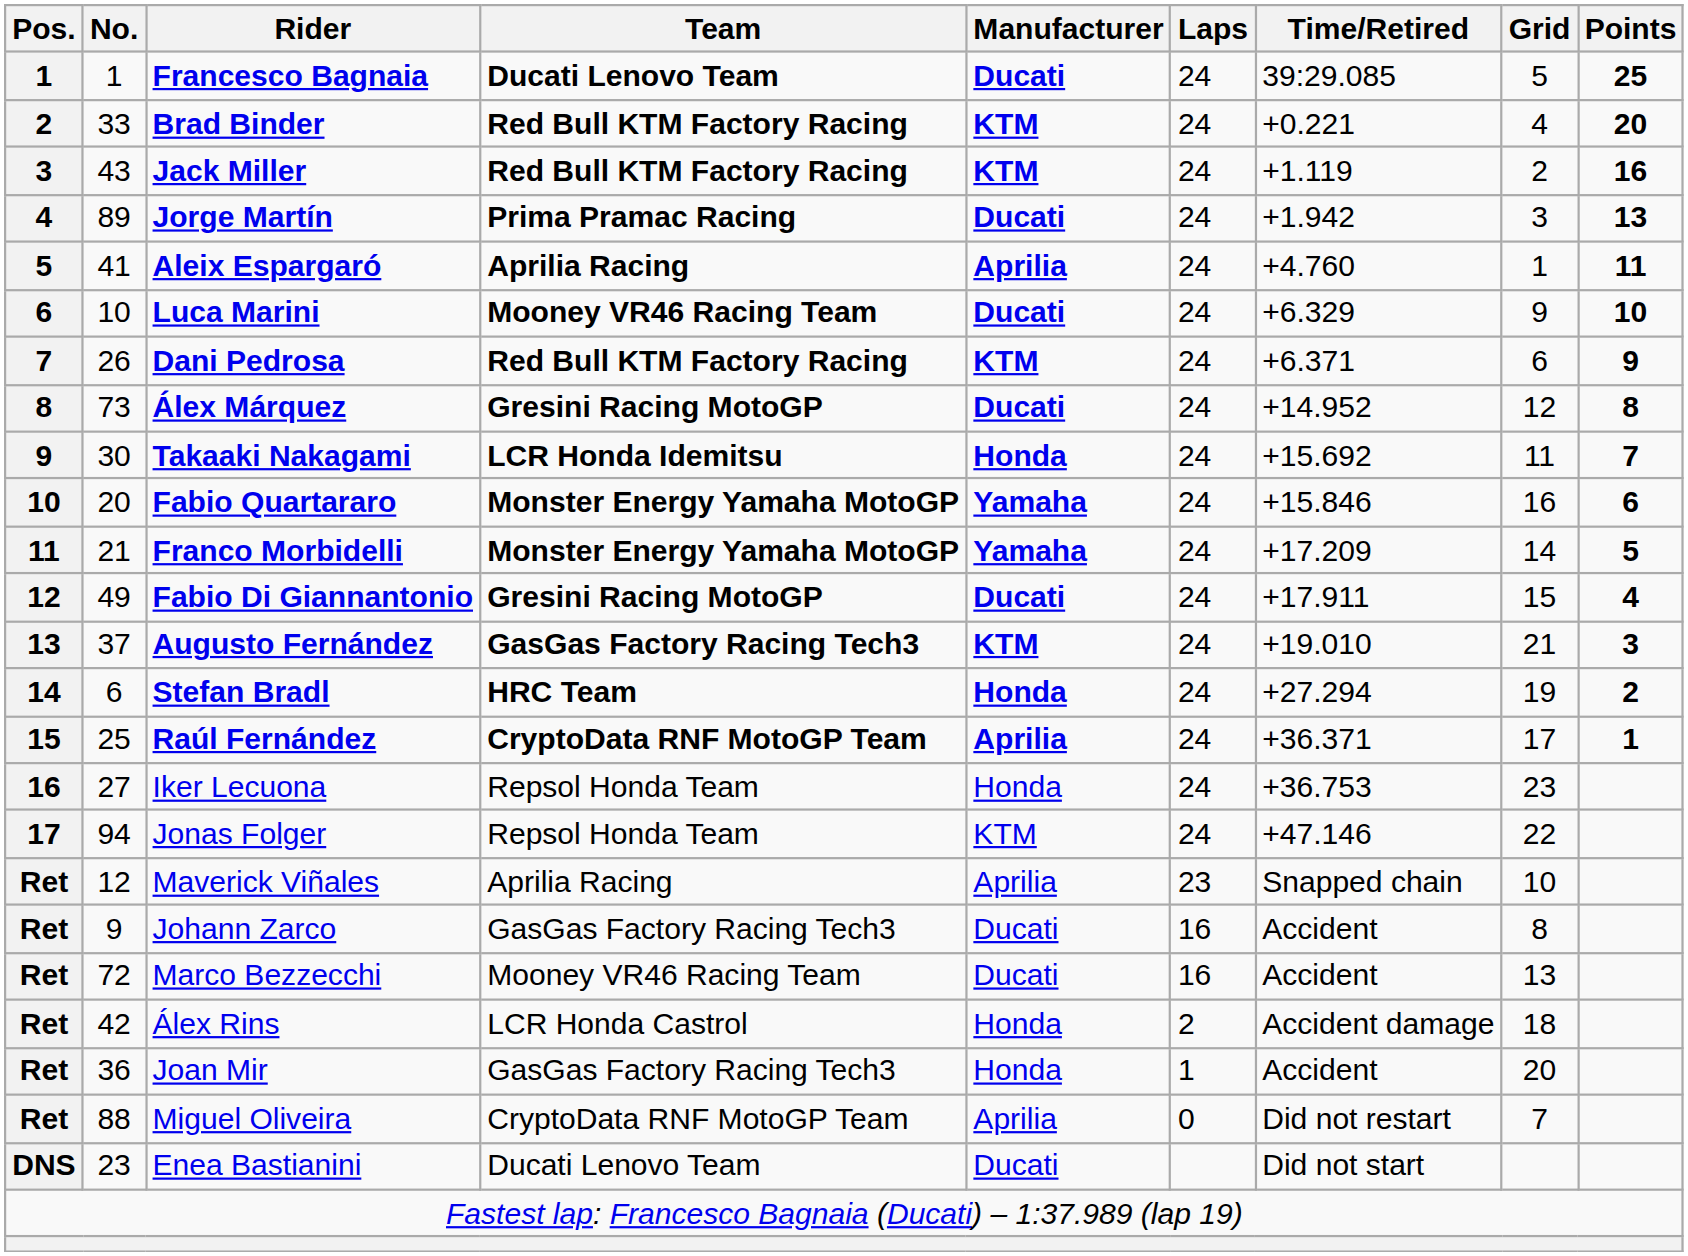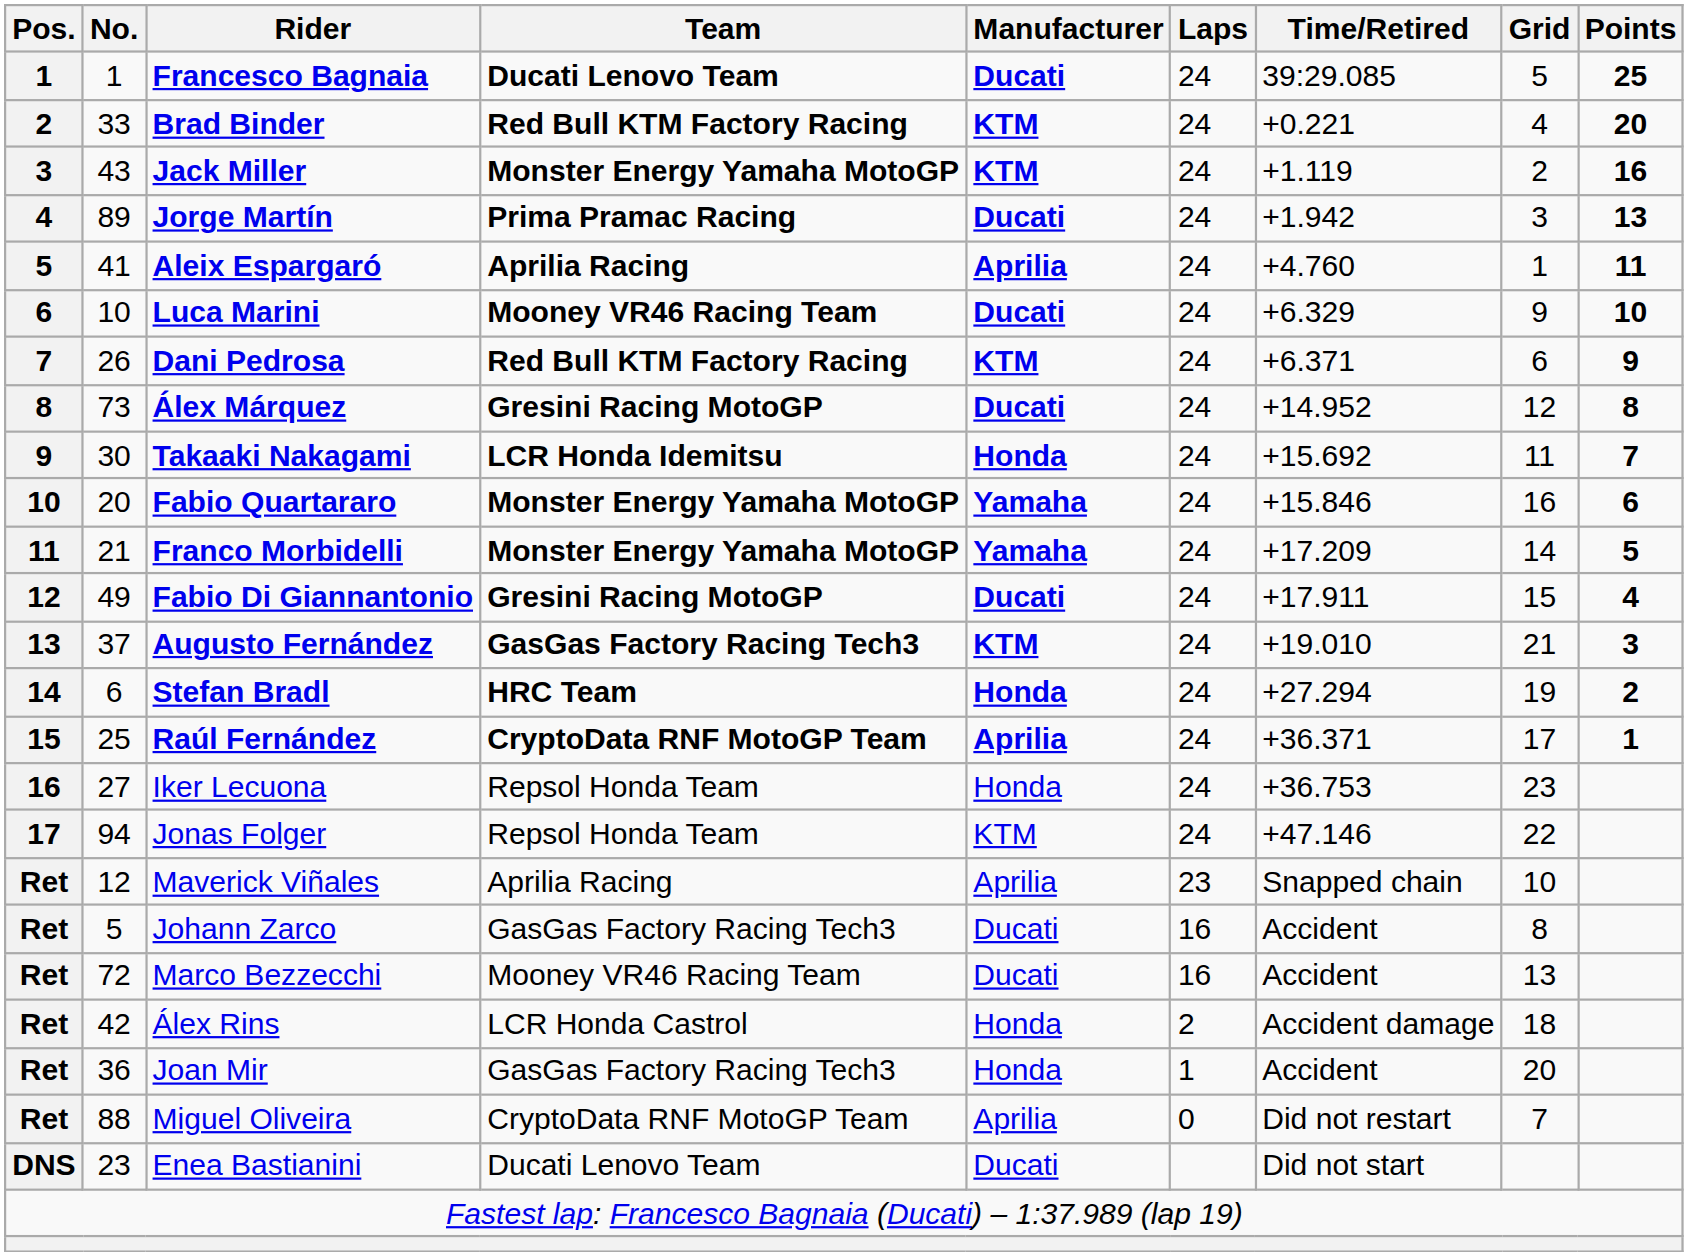(698, 171) Red Bull KTM Factory Racing -> (723, 171) Monster Energy Yamaha MotoGP
(114, 929) 9 -> (114, 929) 5
